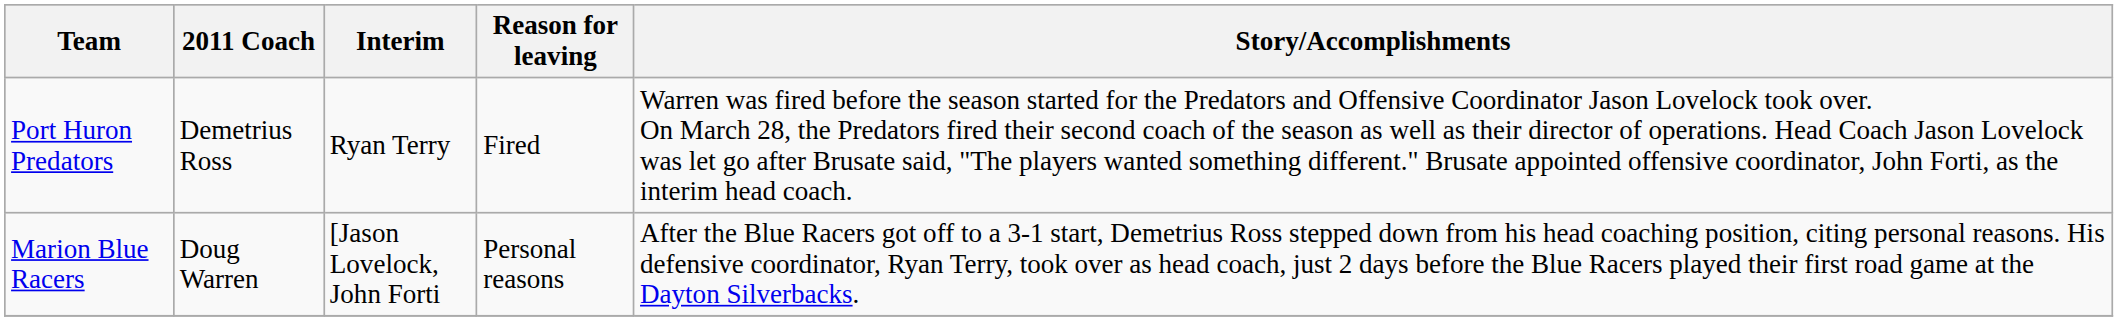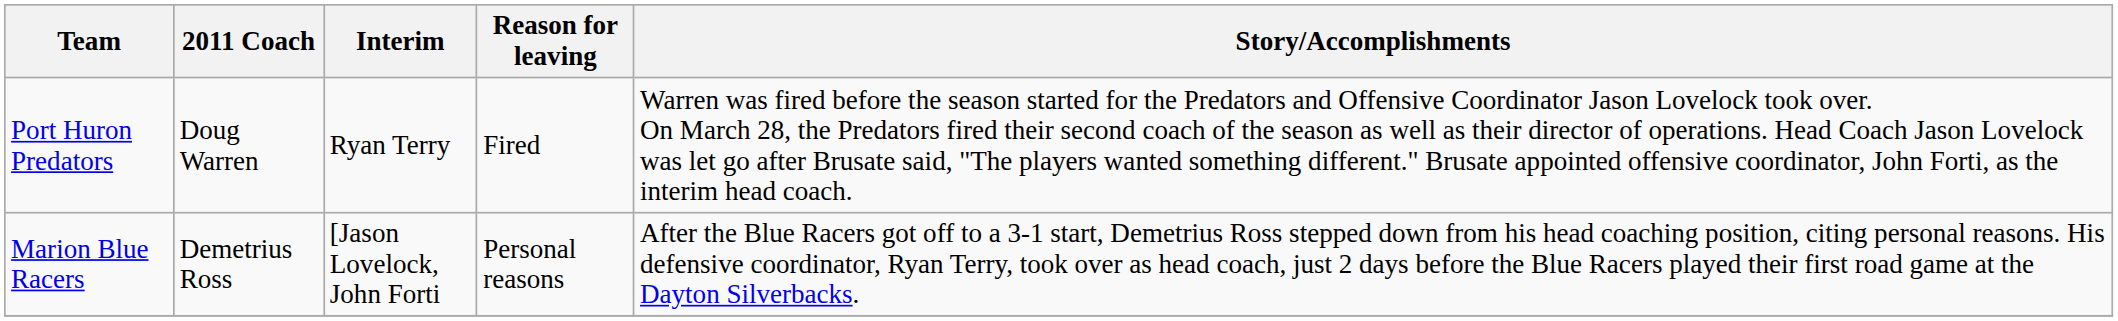(236, 144) Demetrius Ross -> (219, 144) Doug Warren
(219, 263) Doug Warren -> (236, 263) Demetrius Ross
